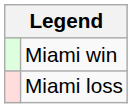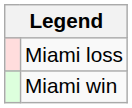rows swapped: (71, 54) <-> (74, 87)
